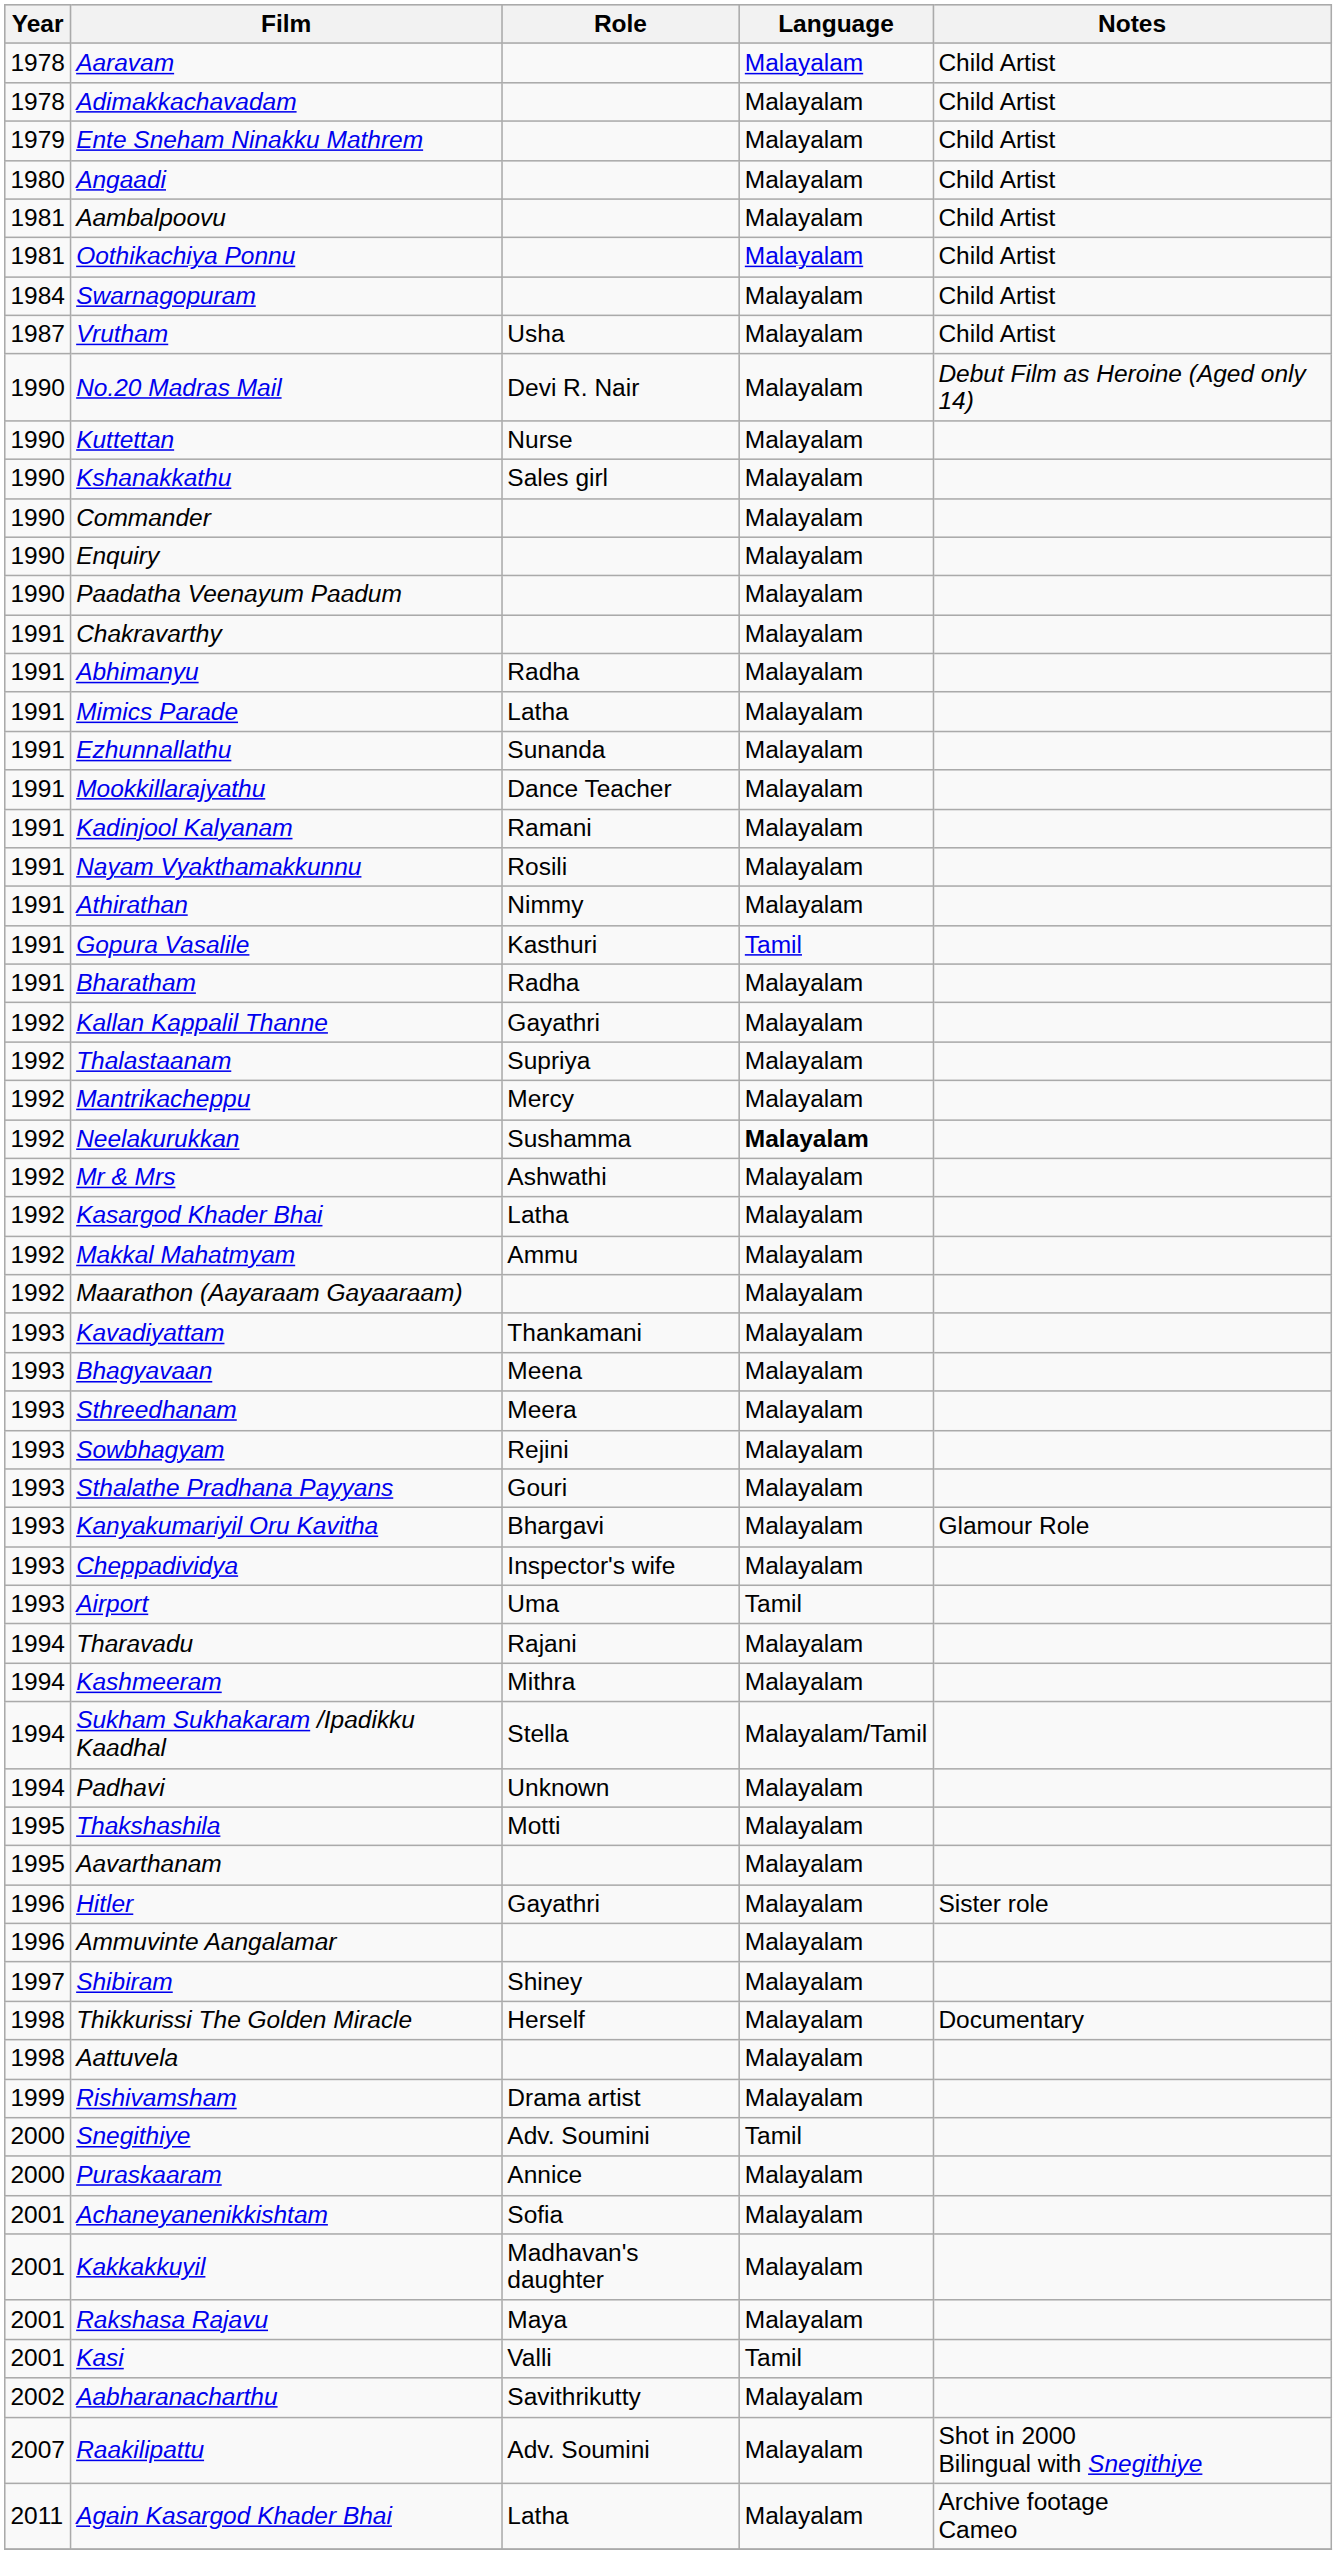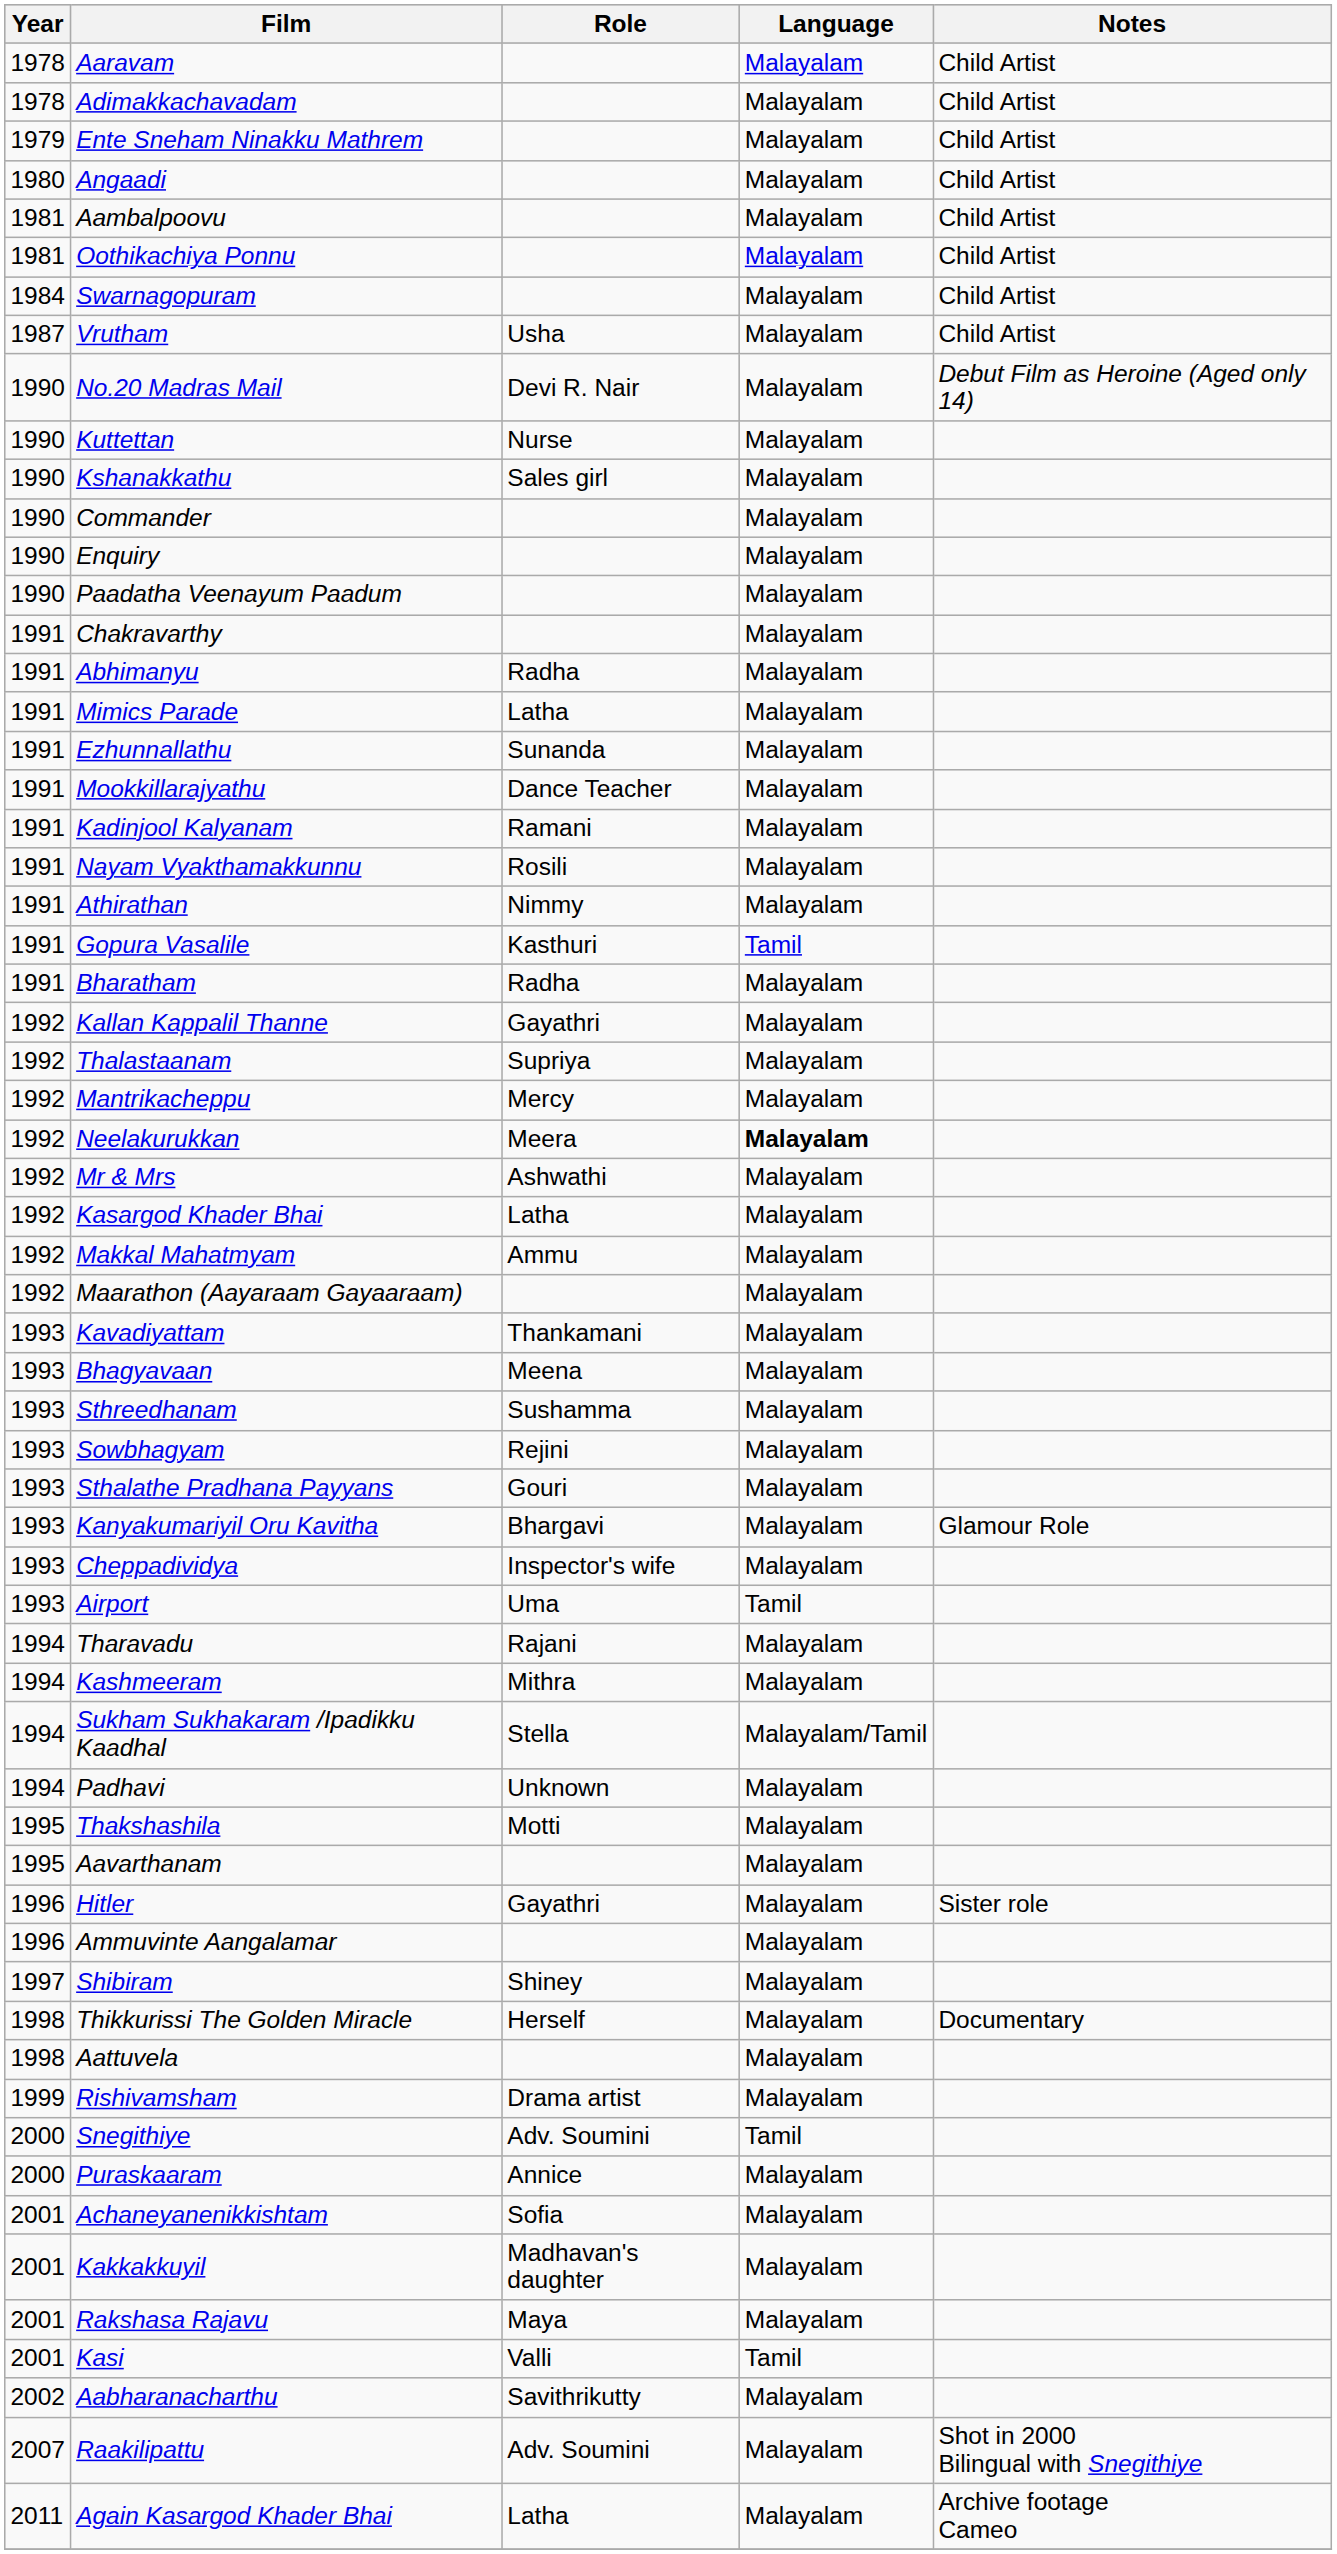(569, 1138) Sushamma -> (542, 1138) Meera
(542, 1410) Meera -> (569, 1410) Sushamma
